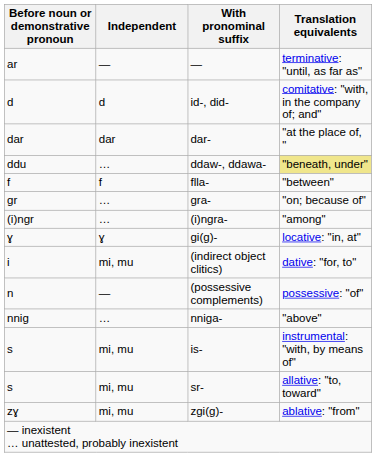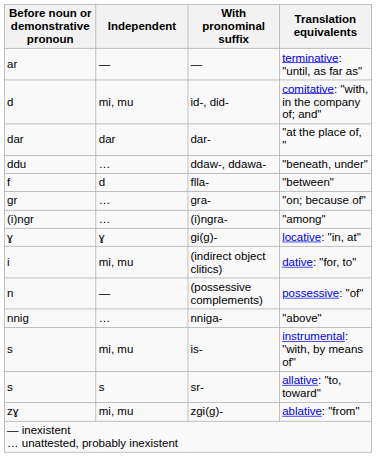(102, 102) d -> (116, 102) mi, mu
(325, 164) khaki background -> (325, 164) no background
(100, 182) f -> (102, 182) d
(116, 387) mi, mu -> (102, 387) s
